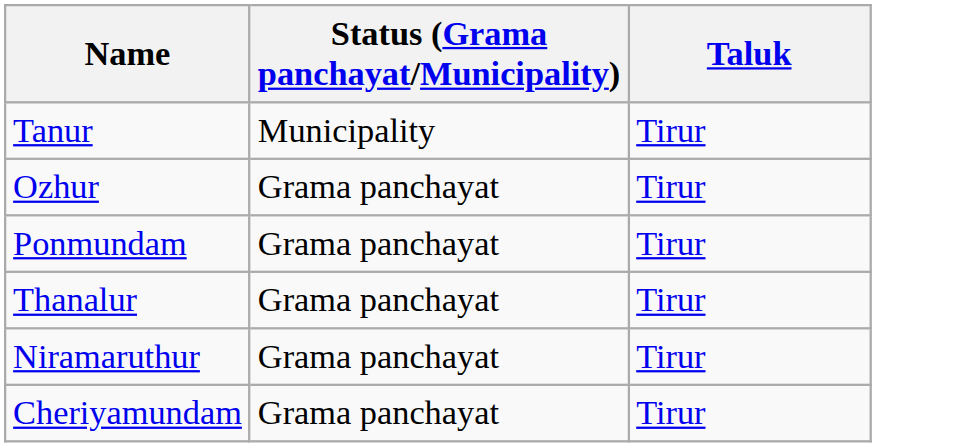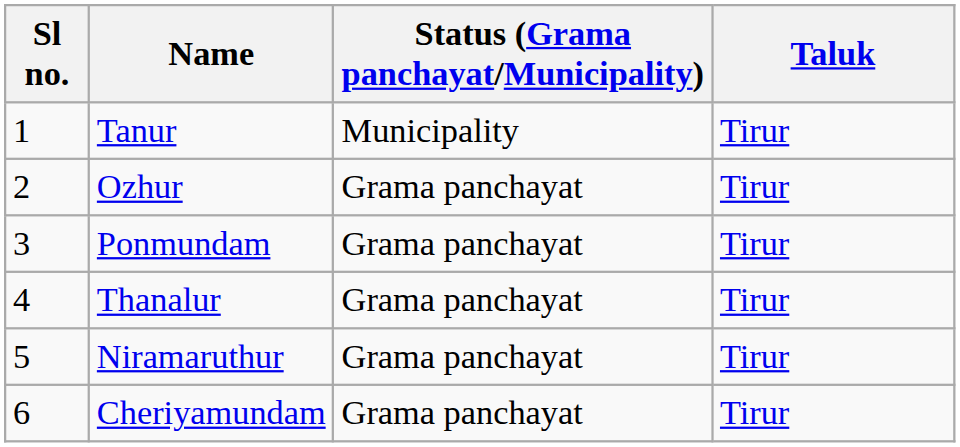+ column: (47, 53)
